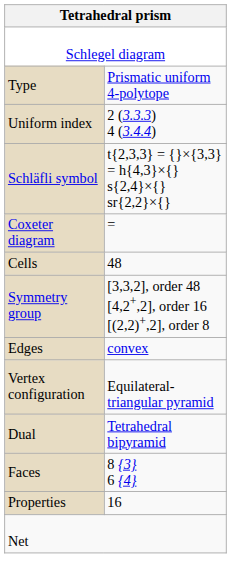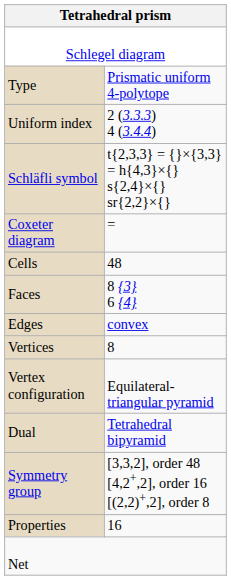rows swapped: (24, 472) <-> (38, 306)
+ row: (31, 347)
